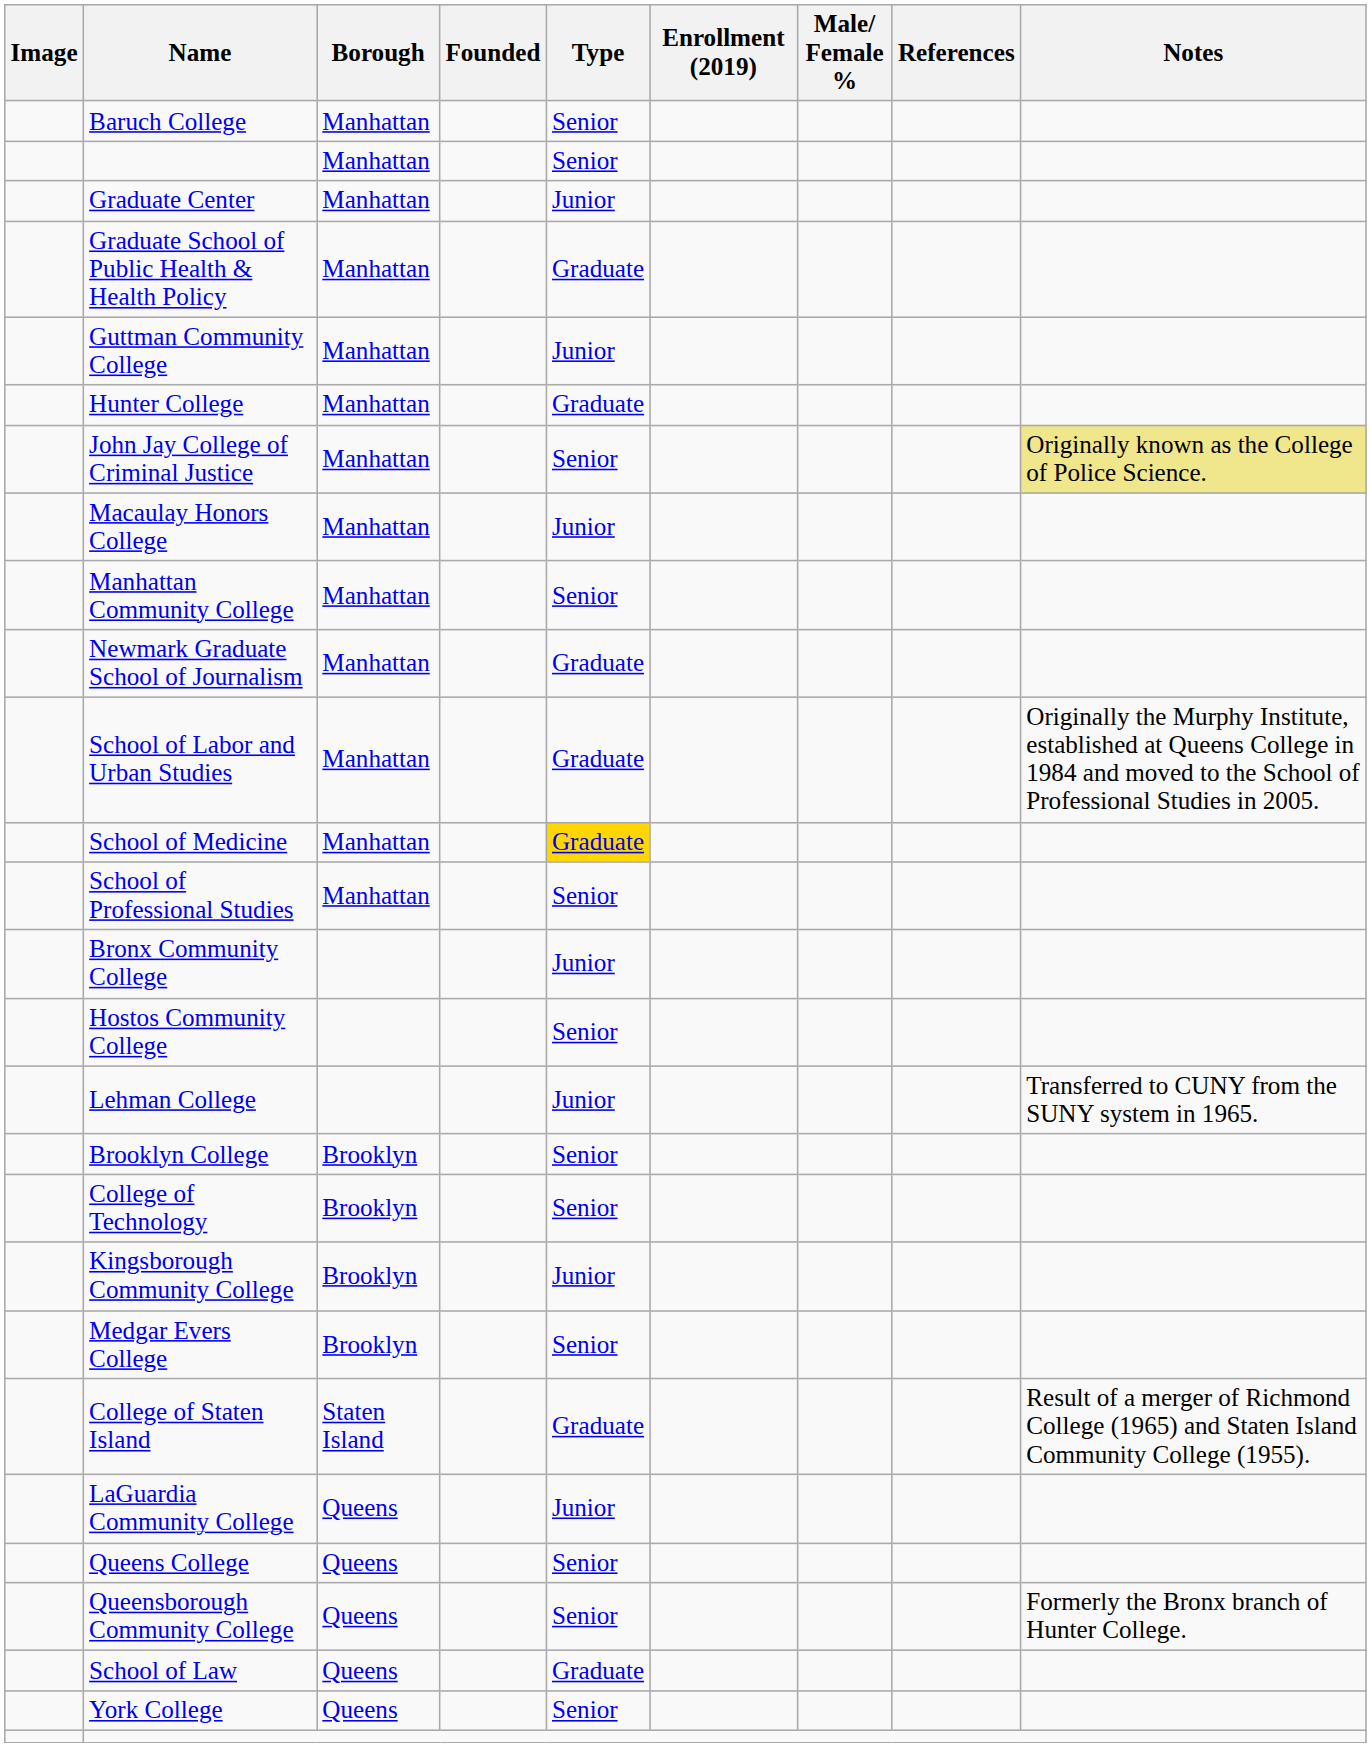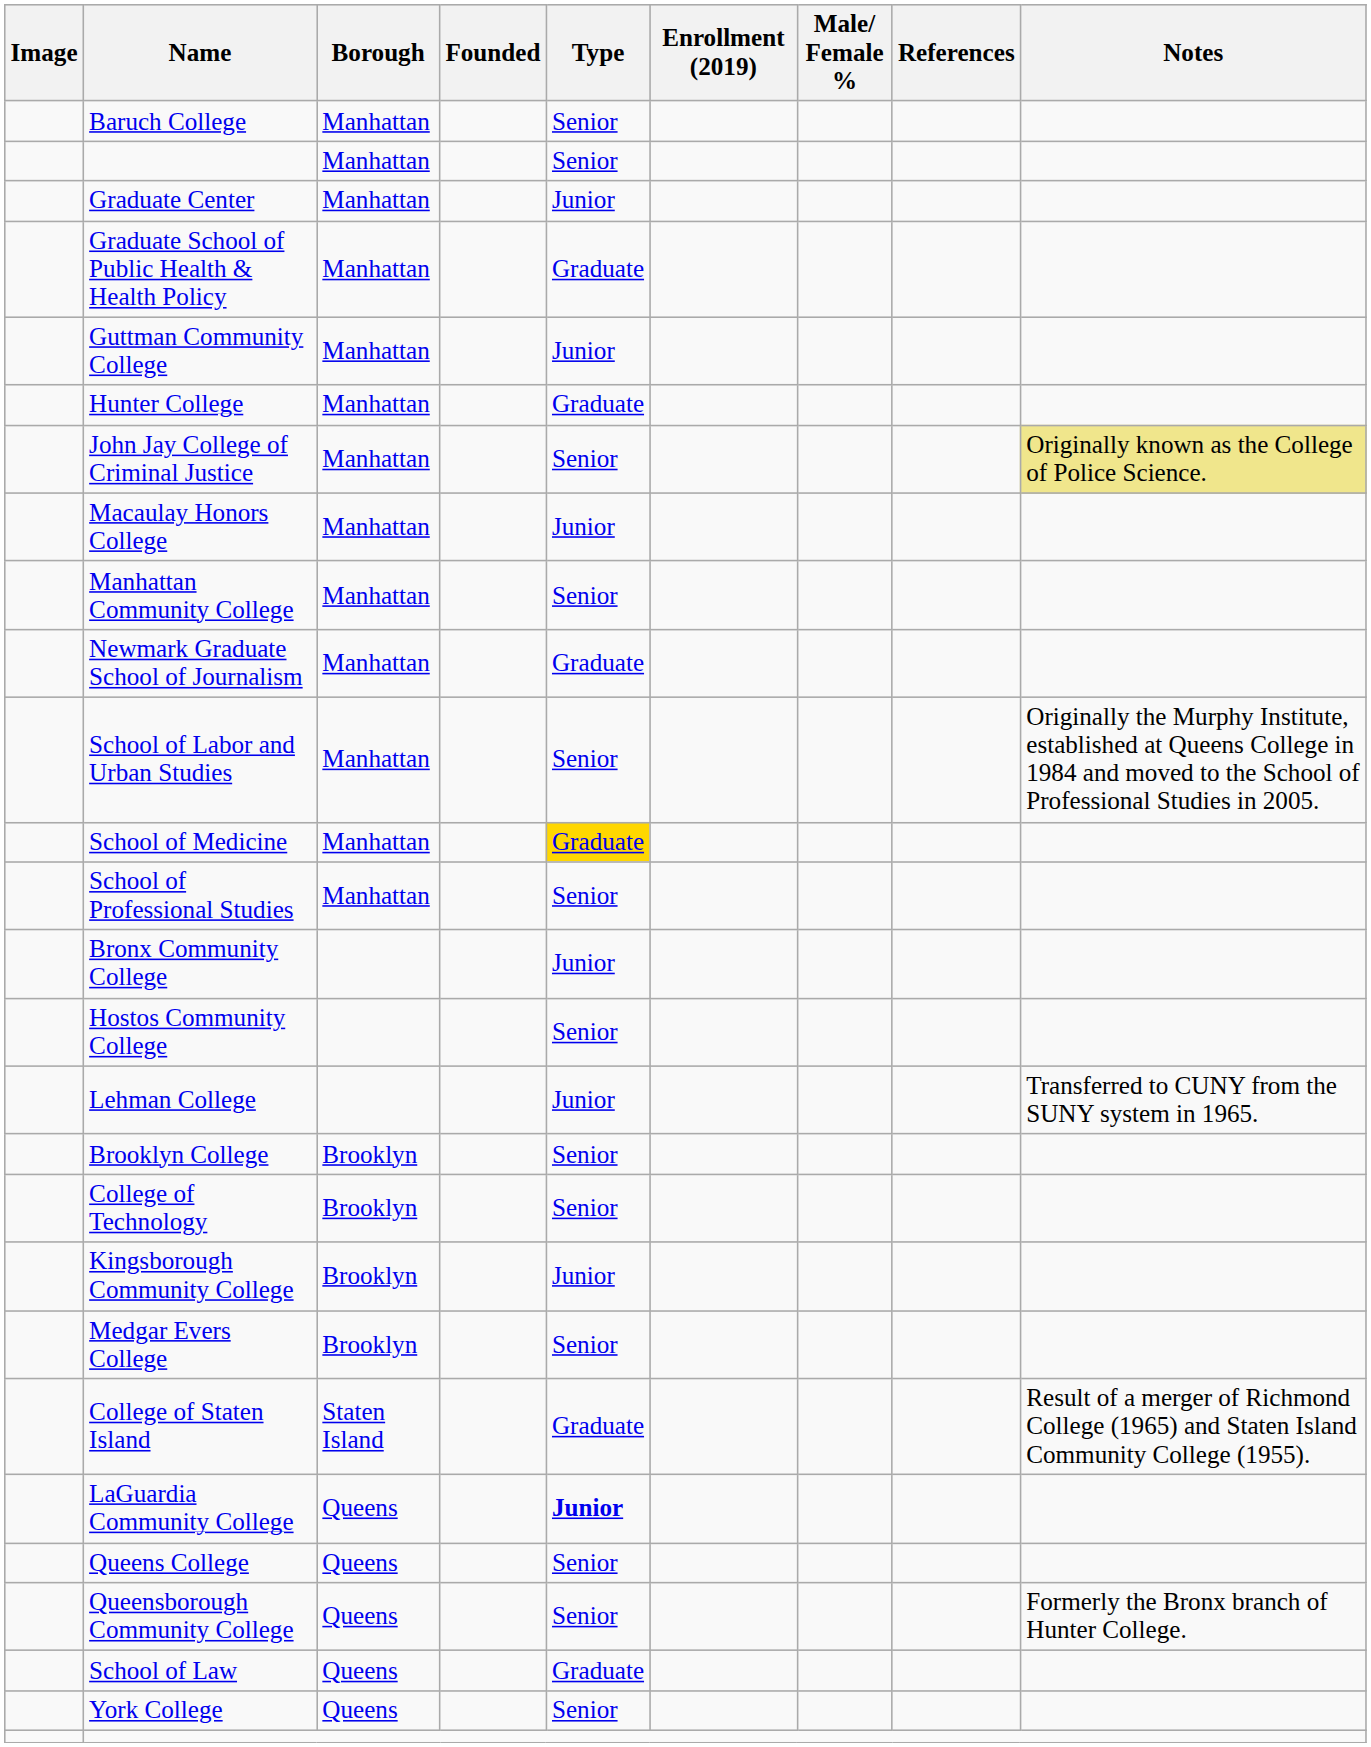(598, 759) Graduate -> (585, 759) Senior
(583, 1508) normal -> (588, 1508) bold
